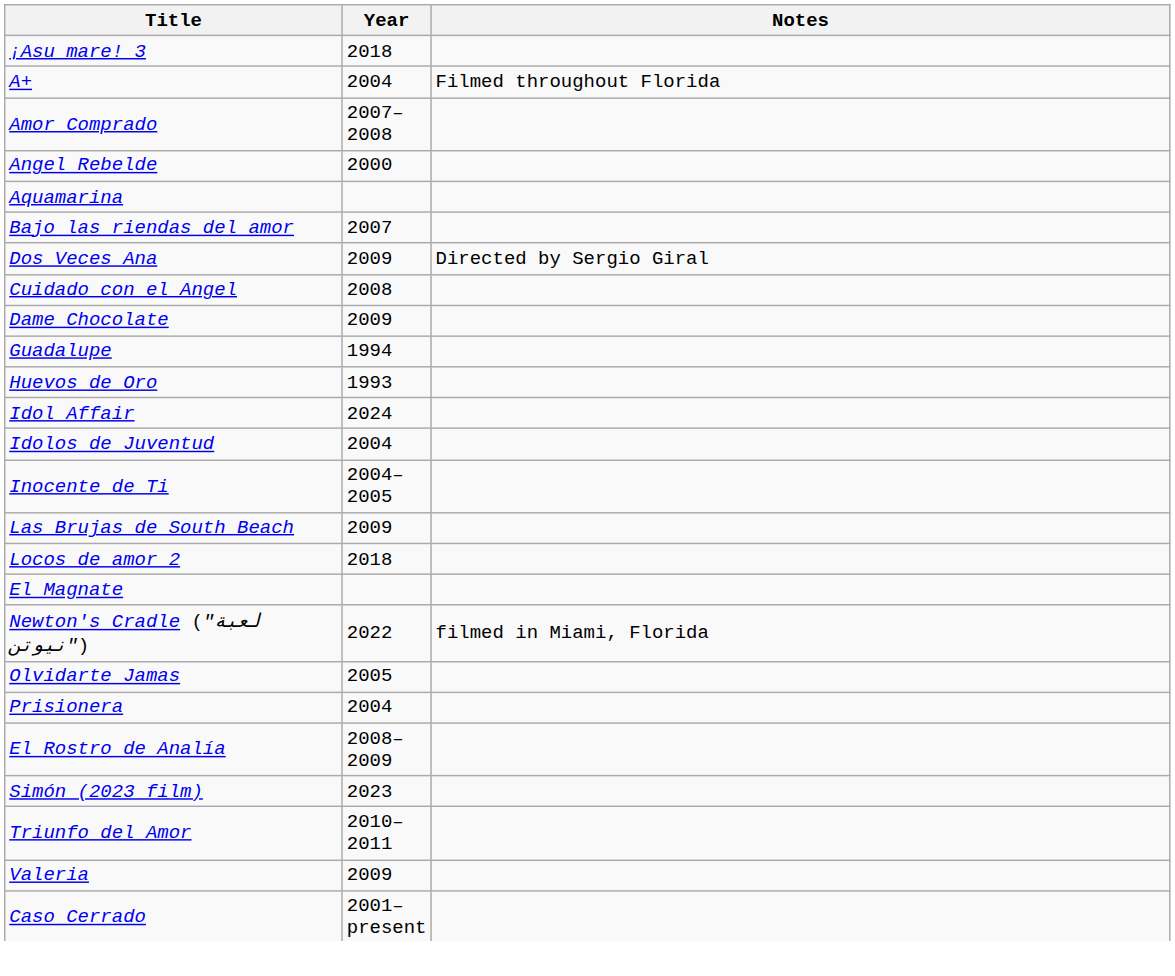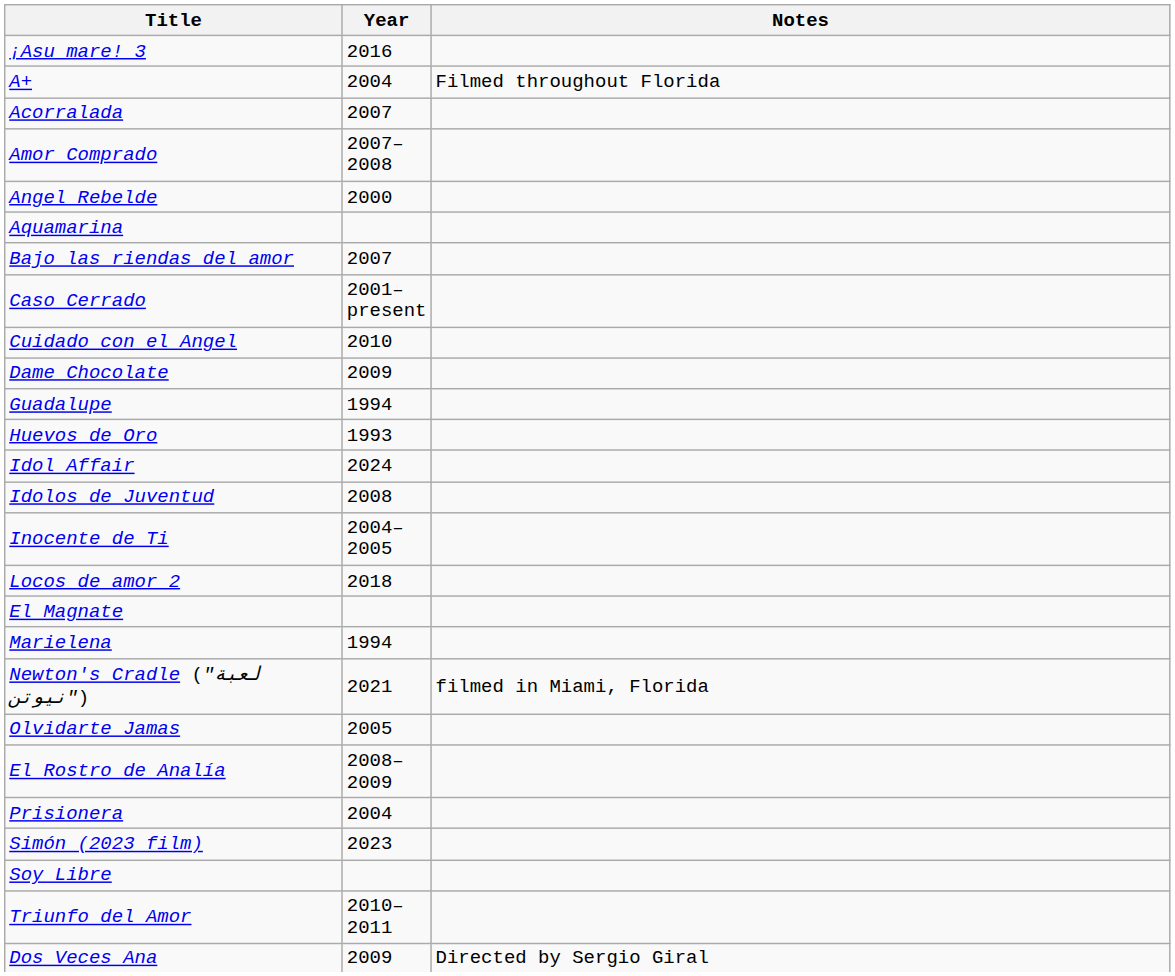(370, 51) 2018 -> (370, 51) 2016
+ row: (66, 113)
rows swapped: (78, 917) <-> (83, 259)
(370, 290) 2008 -> (370, 342) 2010
(370, 444) 2004 -> (370, 497) 2008
- row: (152, 528)
+ row: (61, 643)
(370, 633) 2022 -> (370, 686) 2021
rows swapped: (66, 707) <-> (117, 749)
+ row: (61, 875)
- row: (49, 875)
